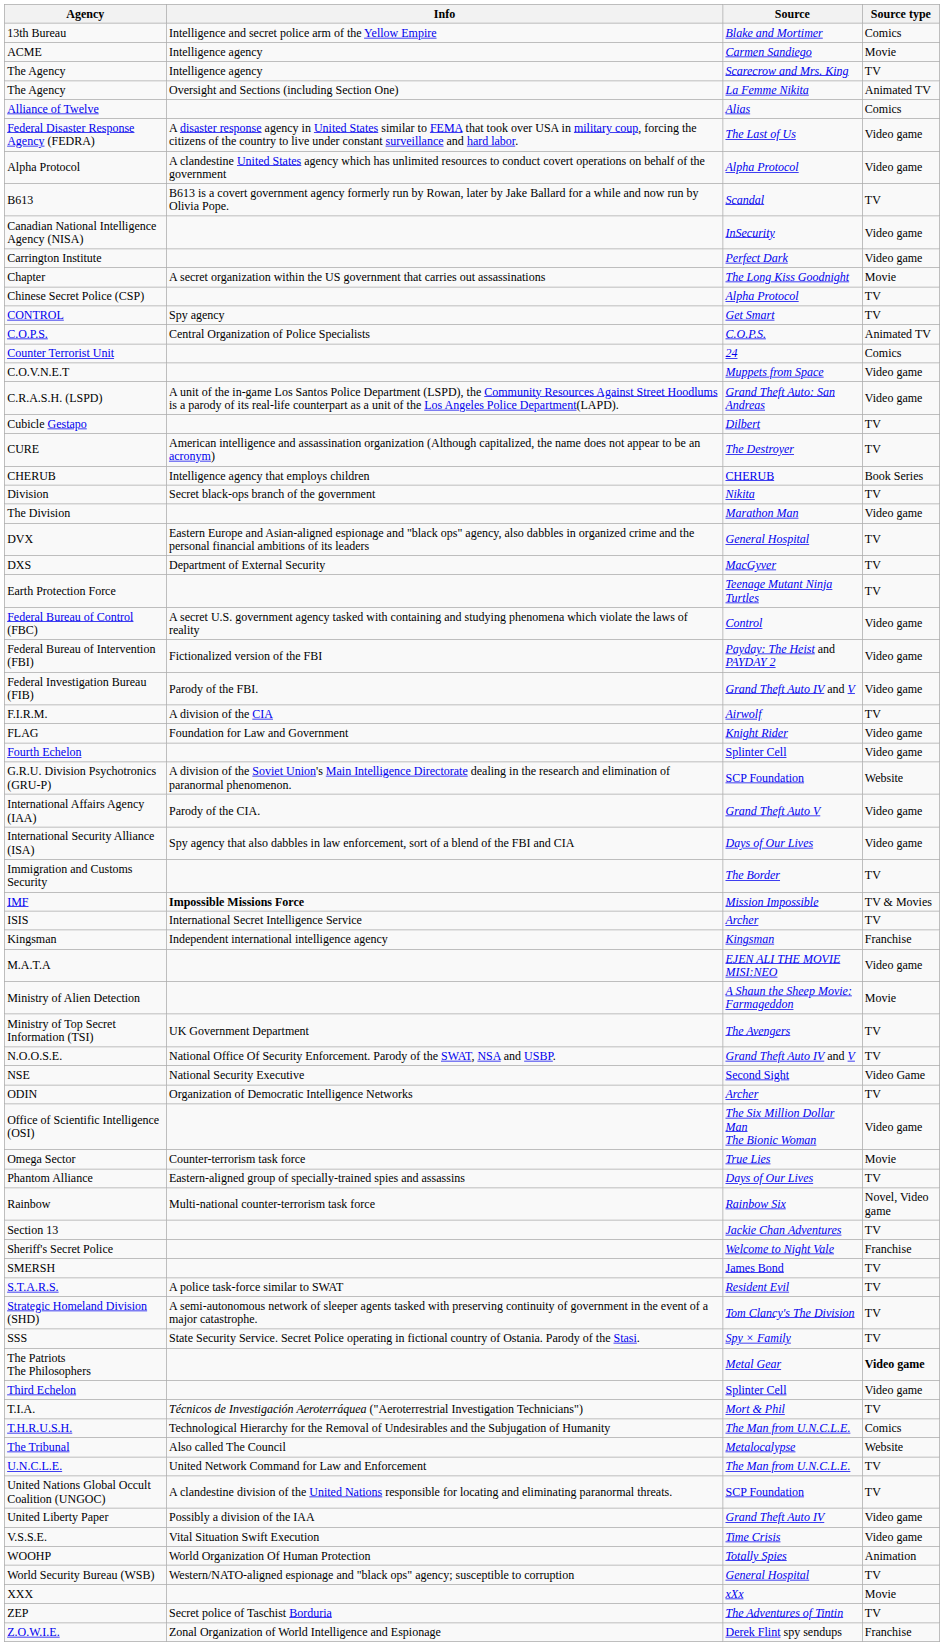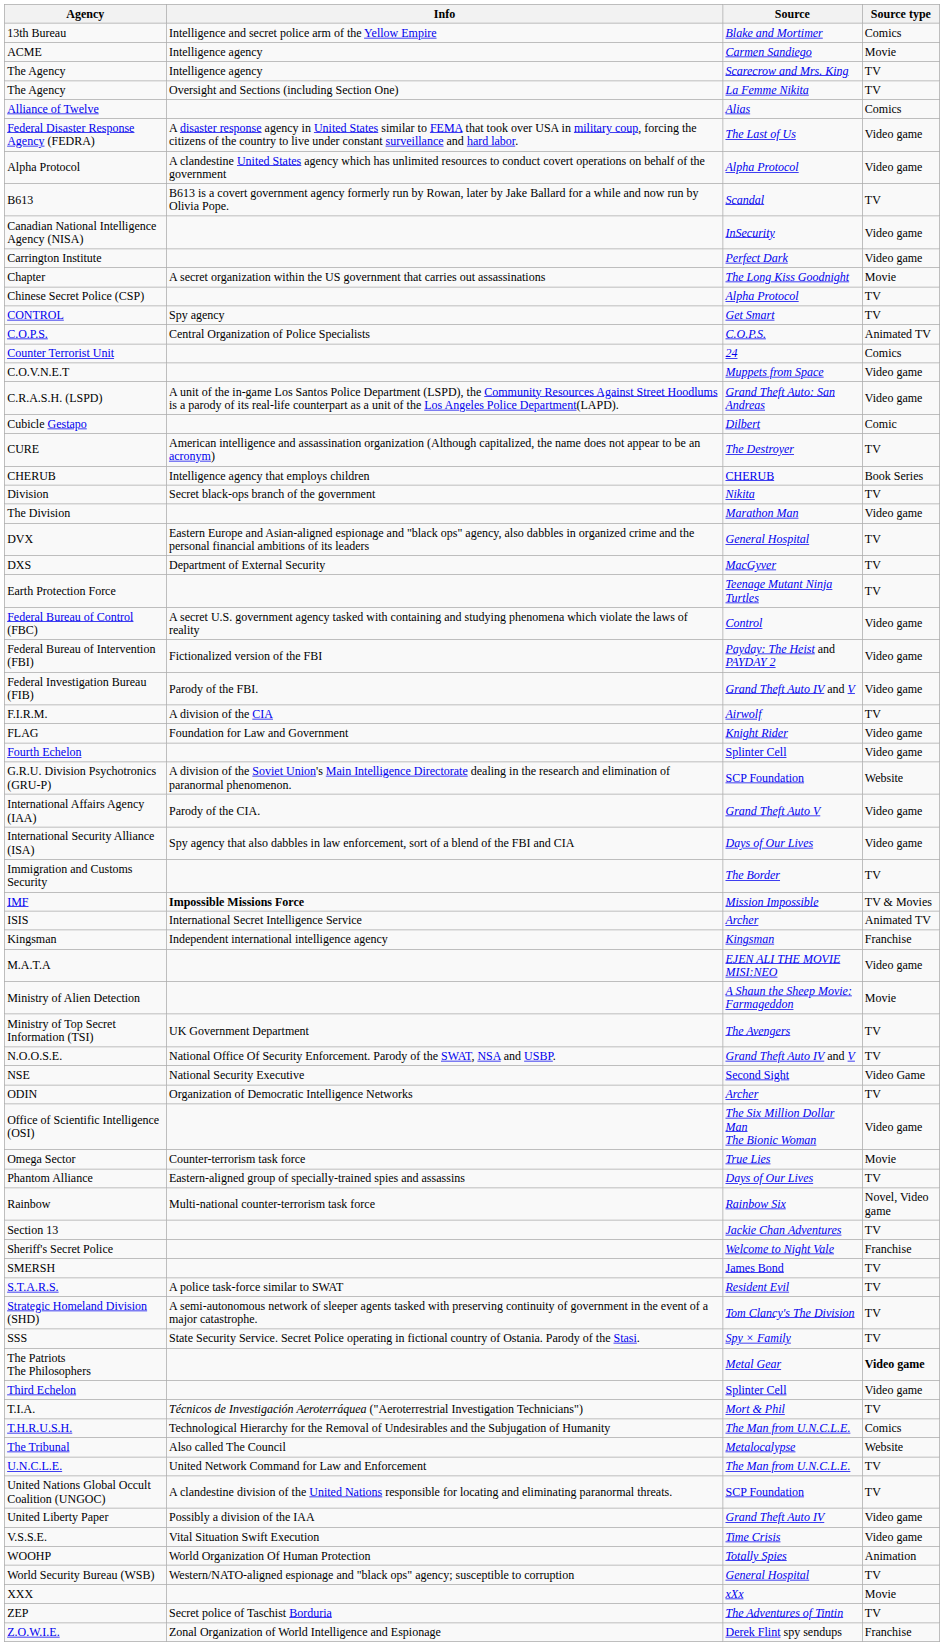(898, 90) Animated TV -> (873, 90) TV
(873, 424) TV -> (881, 424) Comic
(873, 920) TV -> (898, 920) Animated TV
